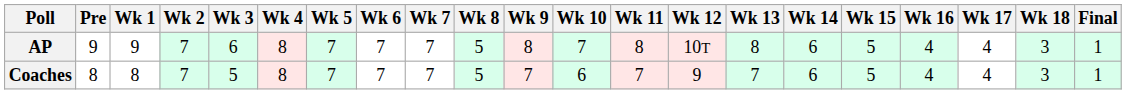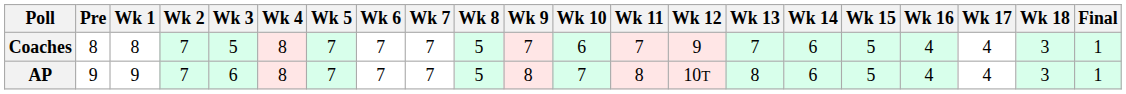rows swapped: (40, 46) <-> (40, 74)
